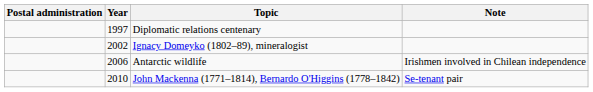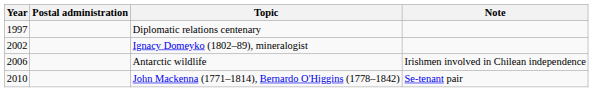columns swapped: (118, 12) <-> (55, 12)
